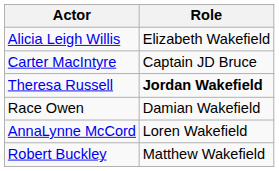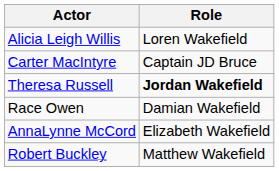(206, 39) Elizabeth Wakefield -> (195, 39) Loren Wakefield
(195, 131) Loren Wakefield -> (206, 131) Elizabeth Wakefield
